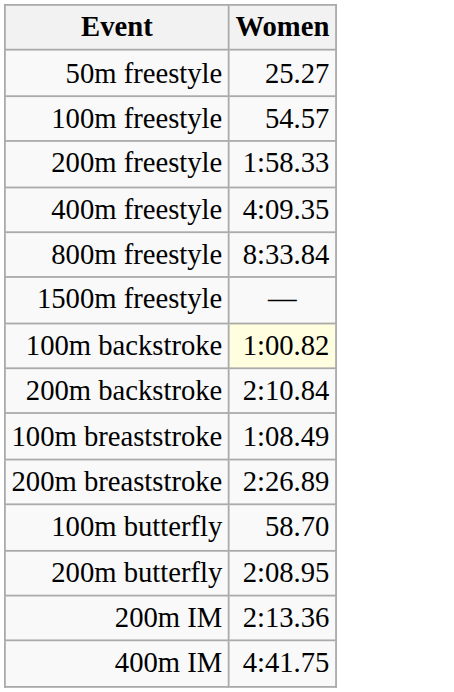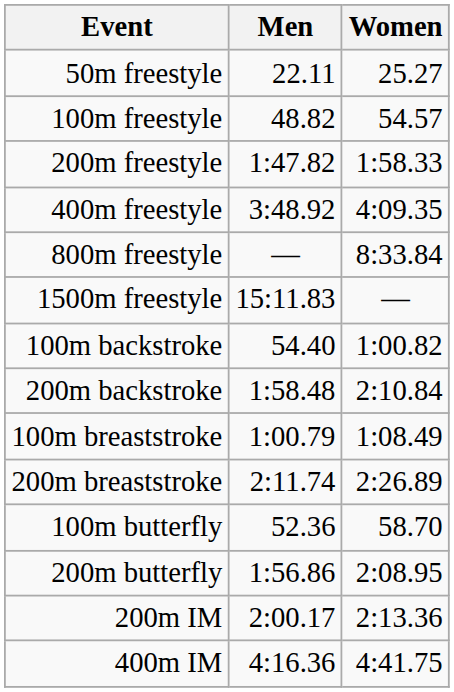+ column: (285, 27)
(286, 345) lightyellow background -> (399, 345) no background
